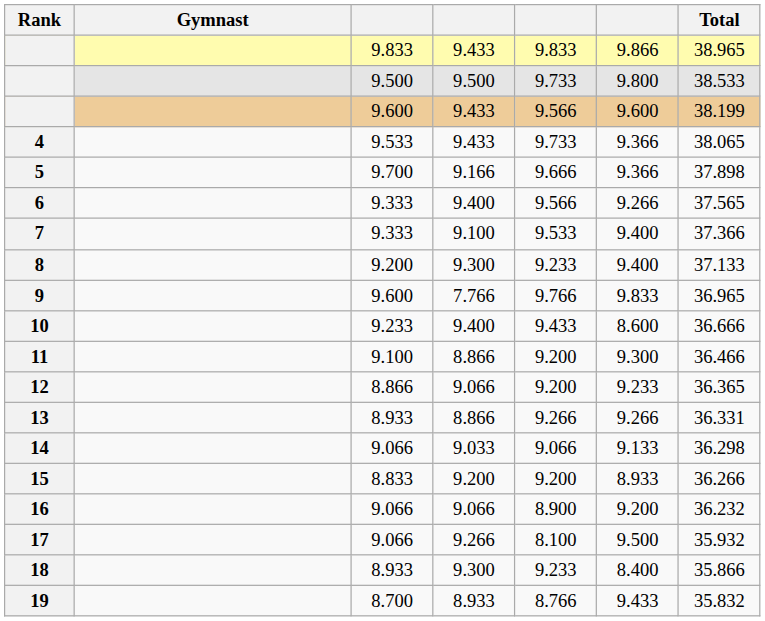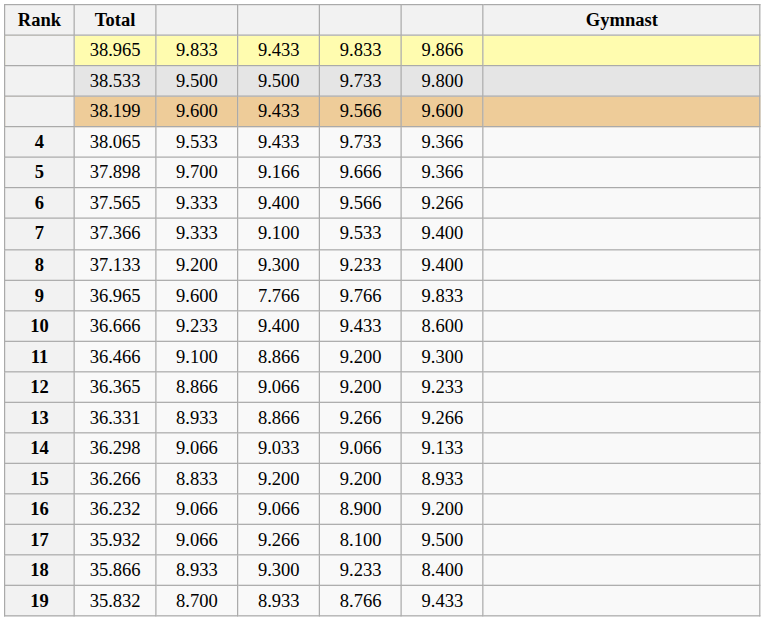columns swapped: (213, 19) <-> (719, 19)
